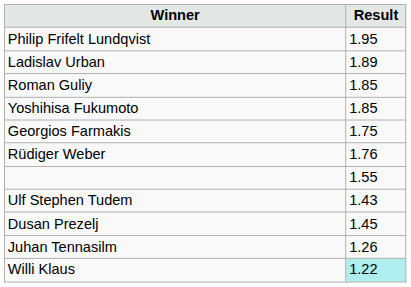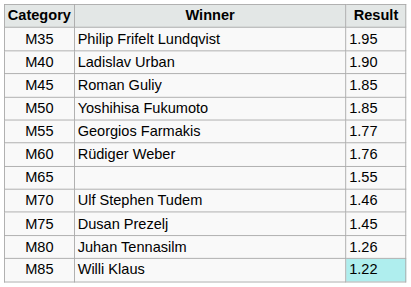+ column: (39, 16)
(363, 62) 1.89 -> (363, 62) 1.90
(363, 131) 1.75 -> (363, 131) 1.77
(363, 200) 1.43 -> (363, 200) 1.46
